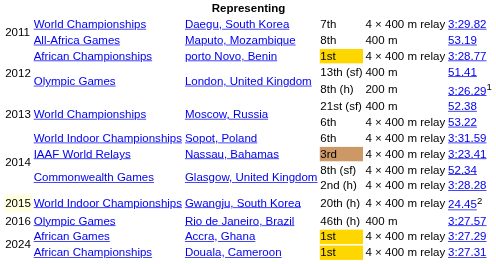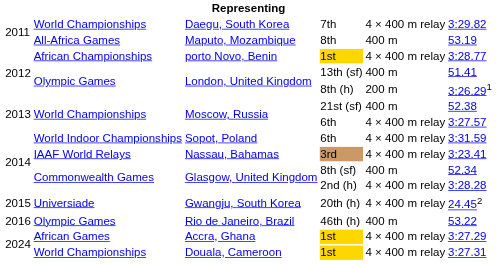(462, 122) 53.22 -> (467, 122) 3:27.57
(405, 170) 4 × 400 m relay -> (381, 170) 400 m
(18, 203) lightyellow background -> (18, 203) no background
(108, 203) World Indoor Championships -> (64, 203) Universiade
(467, 220) 3:27.57 -> (462, 220) 53.22
(93, 252) African Championships -> (90, 252) World Championships
